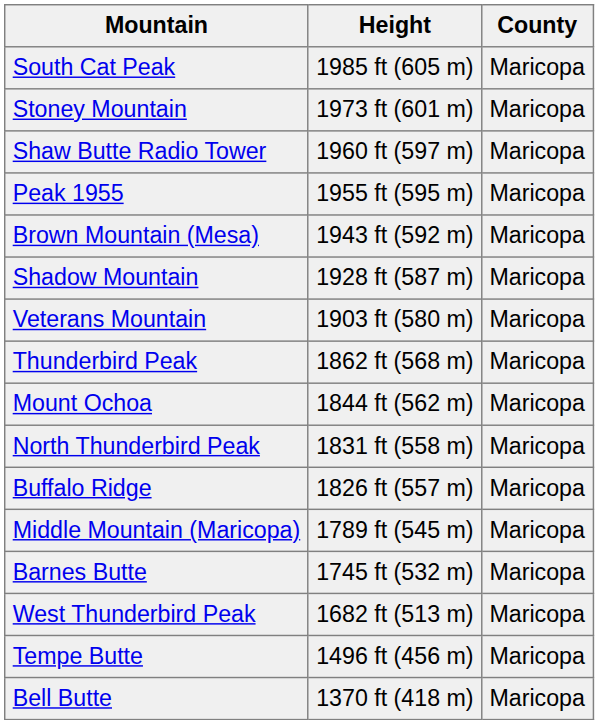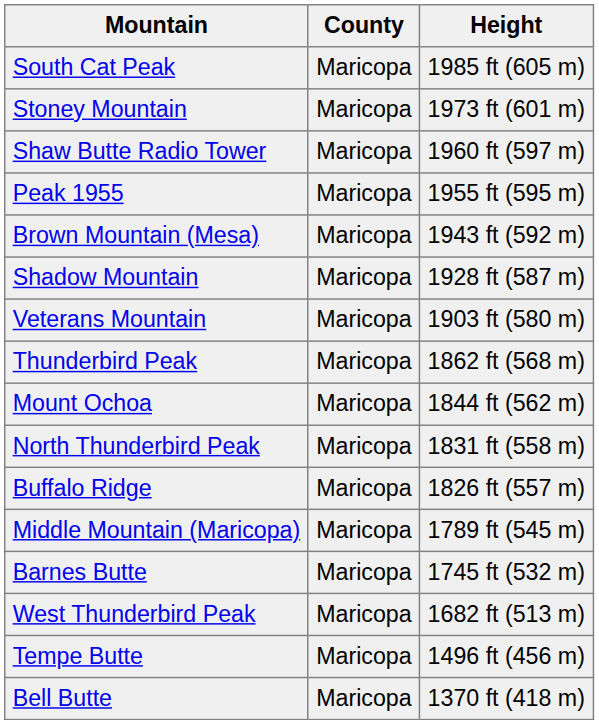columns swapped: (537, 25) <-> (395, 25)
